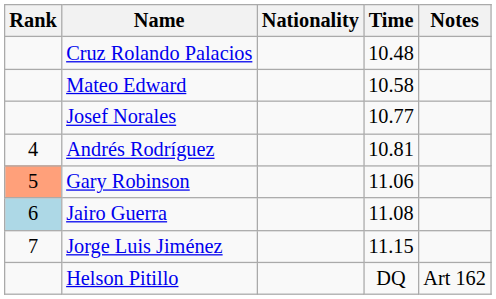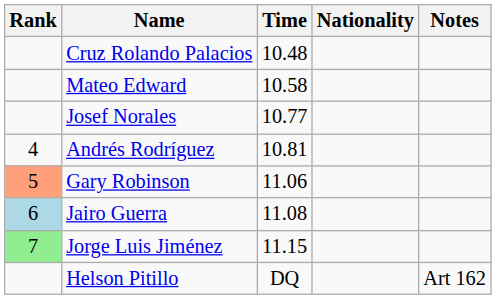columns swapped: (310, 20) <-> (391, 20)
(33, 246) no background -> (33, 246) lightgreen background
